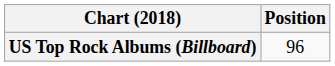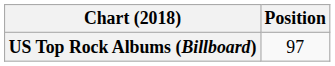(295, 46) 96 -> (295, 46) 97
